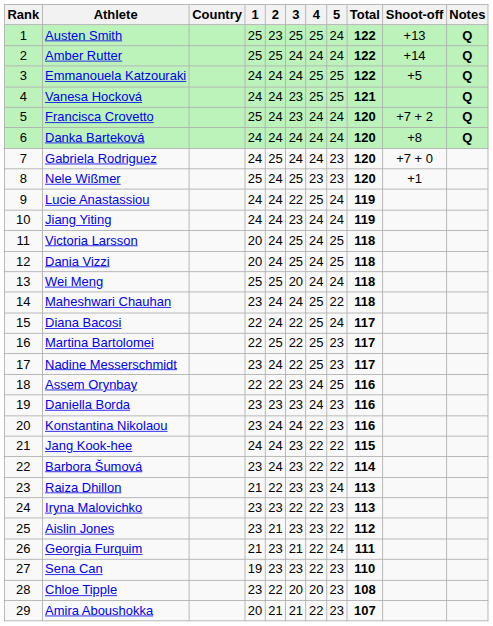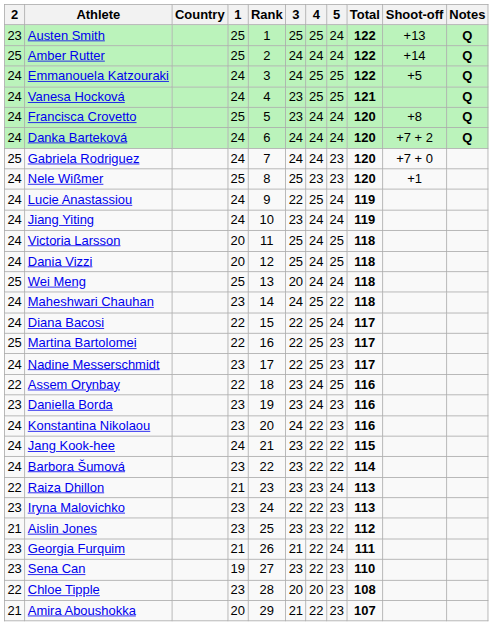columns swapped: (23, 14) <-> (275, 14)
(415, 117) +7 + 2 -> (415, 117) +8
(415, 138) +8 -> (415, 138) +7 + 2
